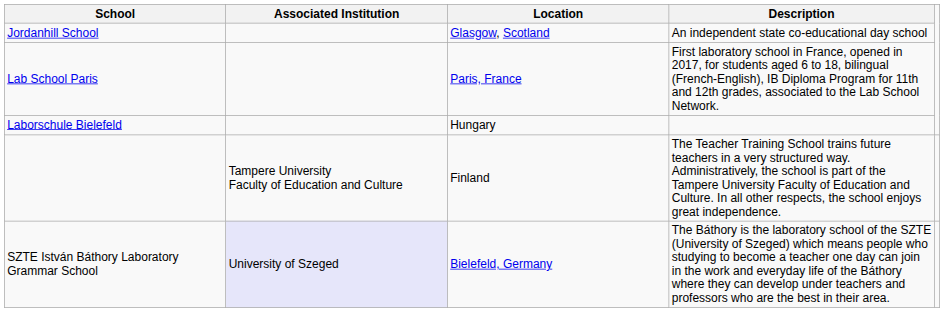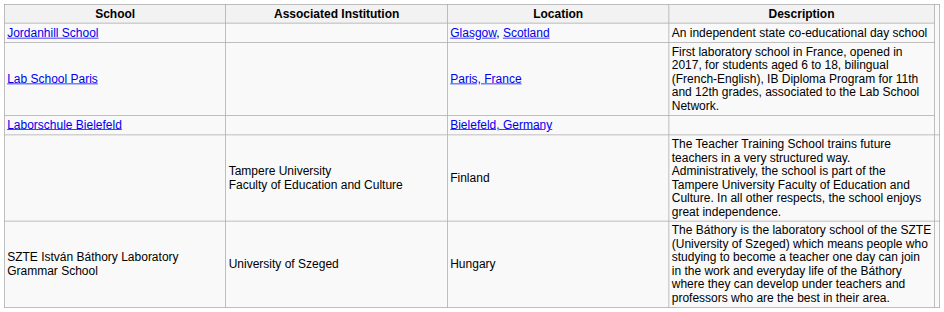(473, 125) Hungary -> (501, 125) Bielefeld, Germany
(284, 264) lavender background -> (284, 264) no background
(501, 264) Bielefeld, Germany -> (473, 264) Hungary
